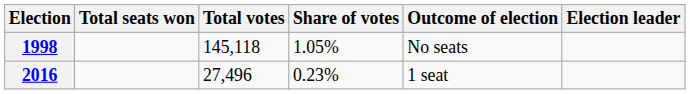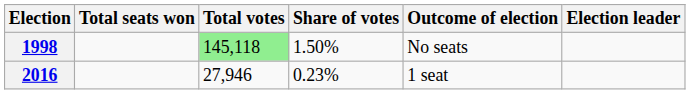(231, 46) no background -> (231, 46) lightgreen background
(316, 46) 1.05% -> (316, 46) 1.50%
(227, 74) 27,496 -> (227, 74) 27,946
